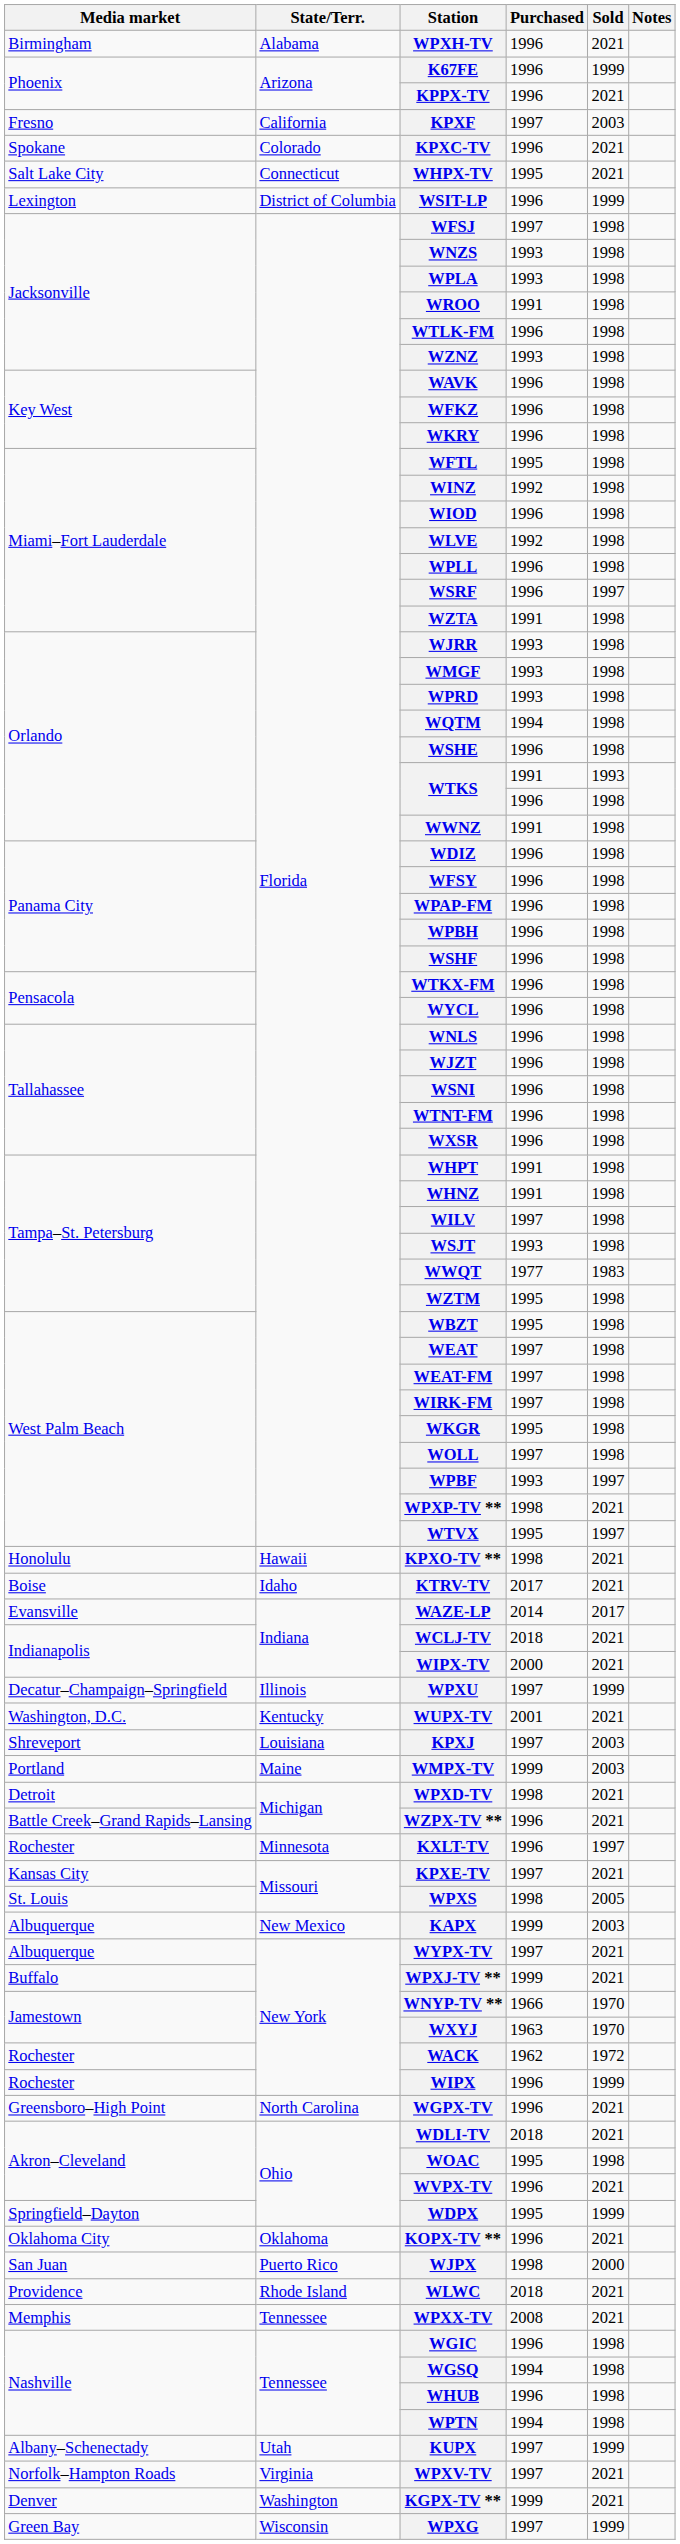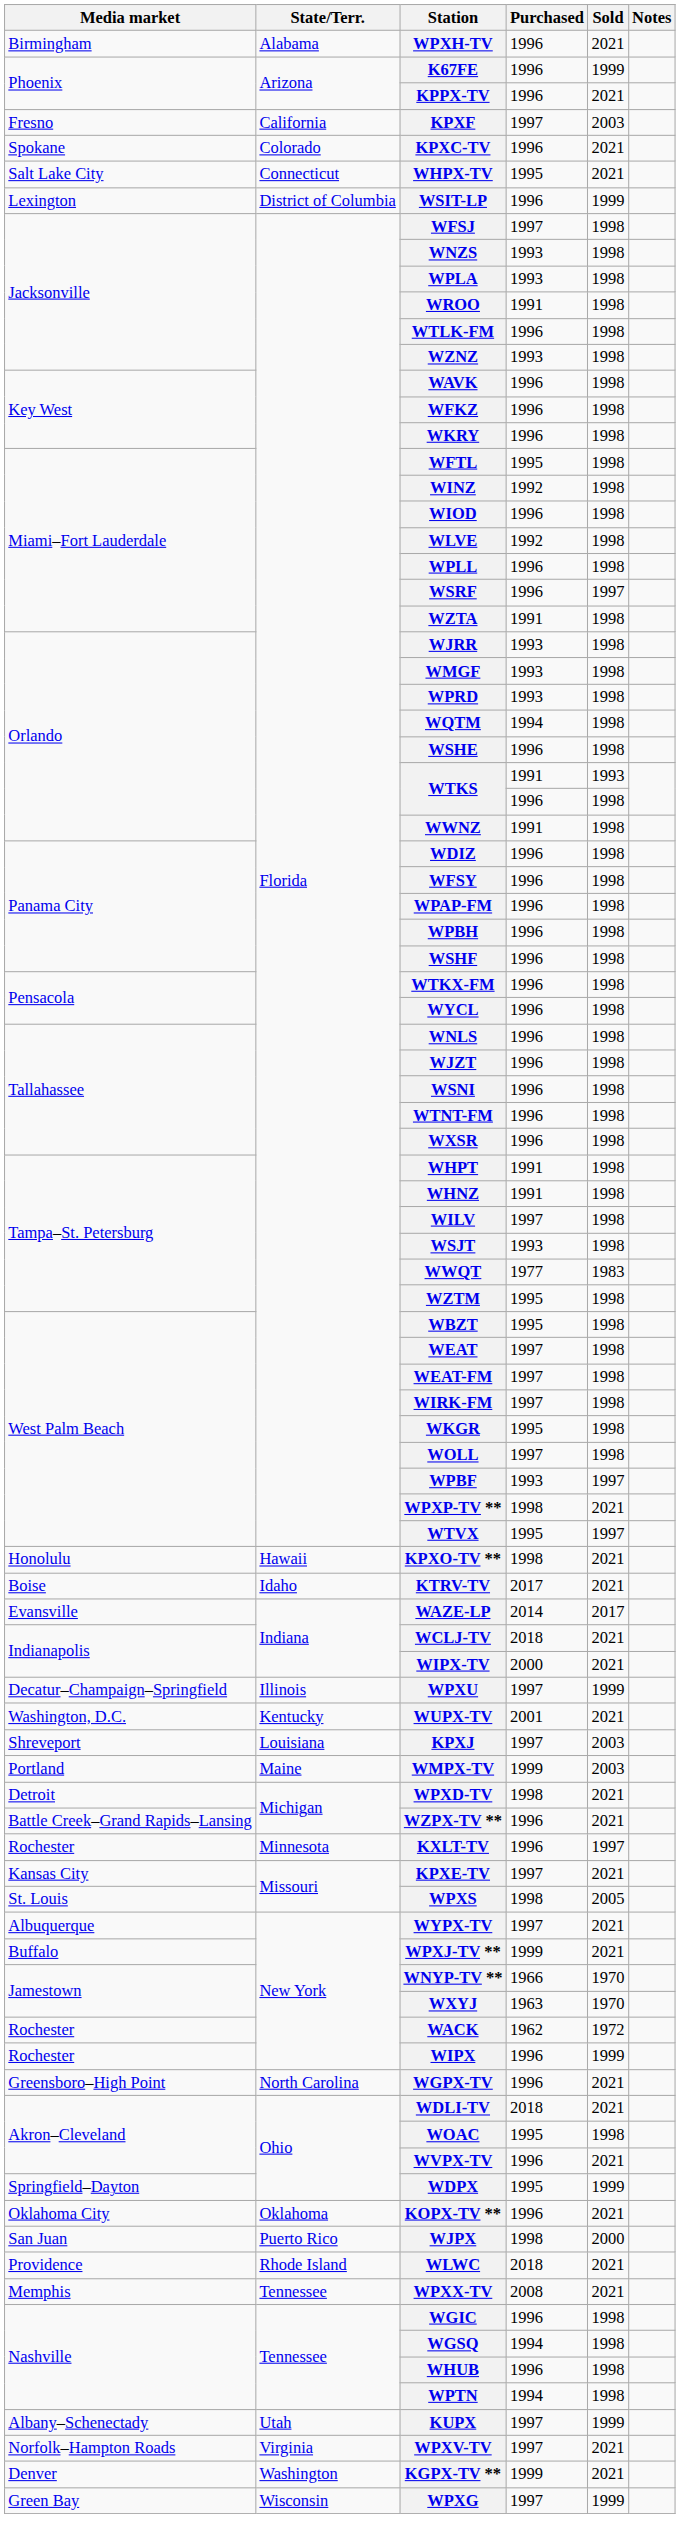- row: (453, 1925)
